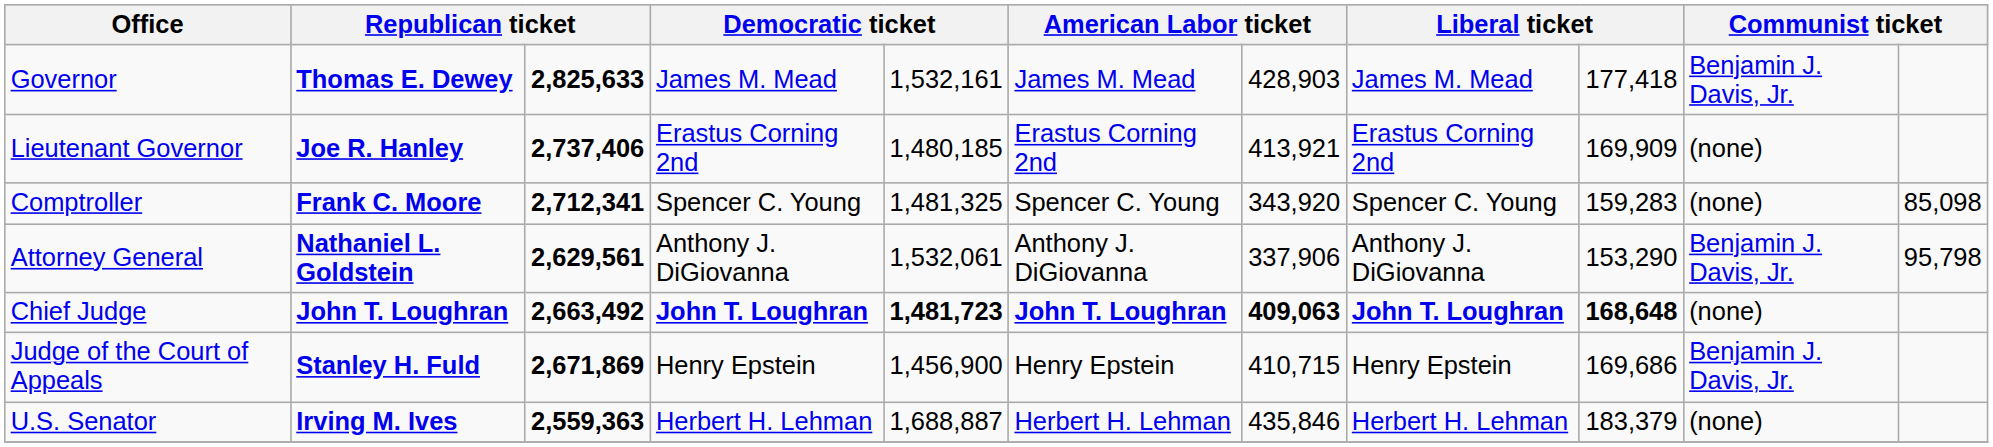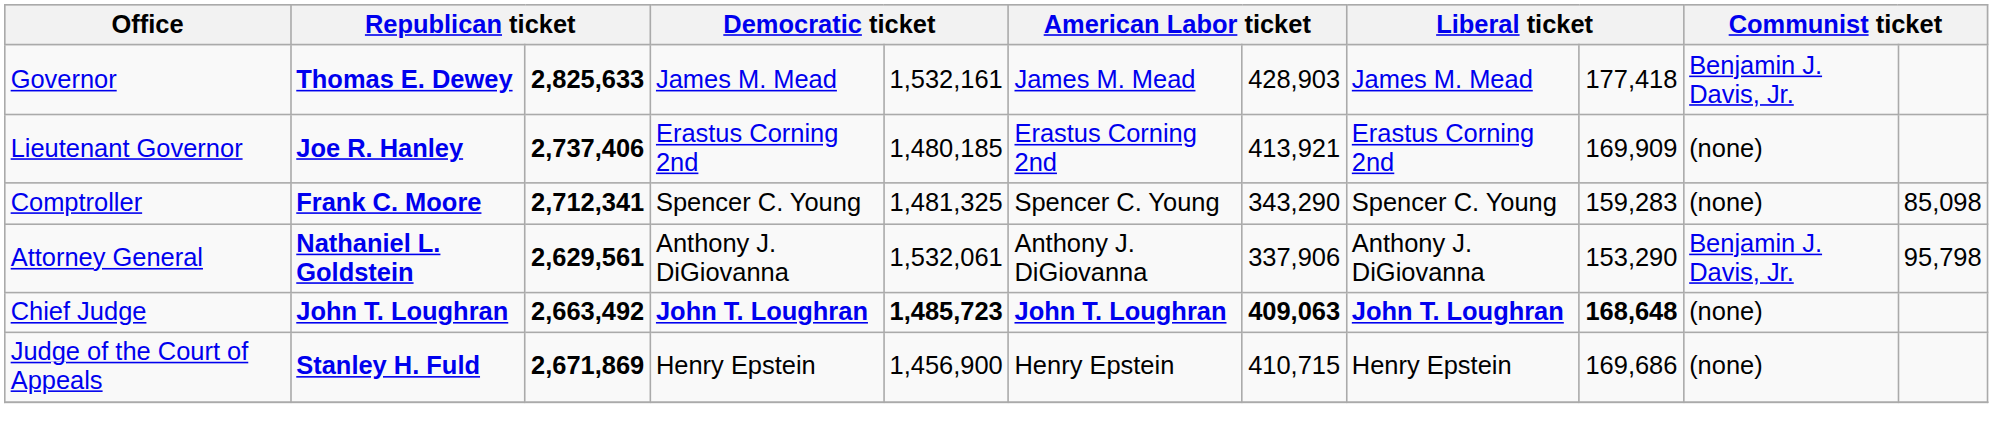(1294, 202) 343,920 -> (1294, 202) 343,290
(946, 312) 1,481,723 -> (946, 312) 1,485,723
(1756, 366) Benjamin J. Davis, Jr. -> (1726, 366) (none)
- row: (83, 421)
